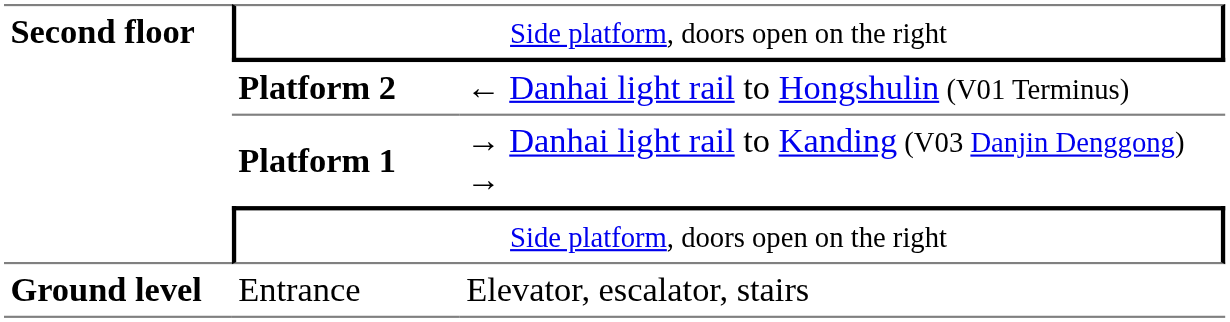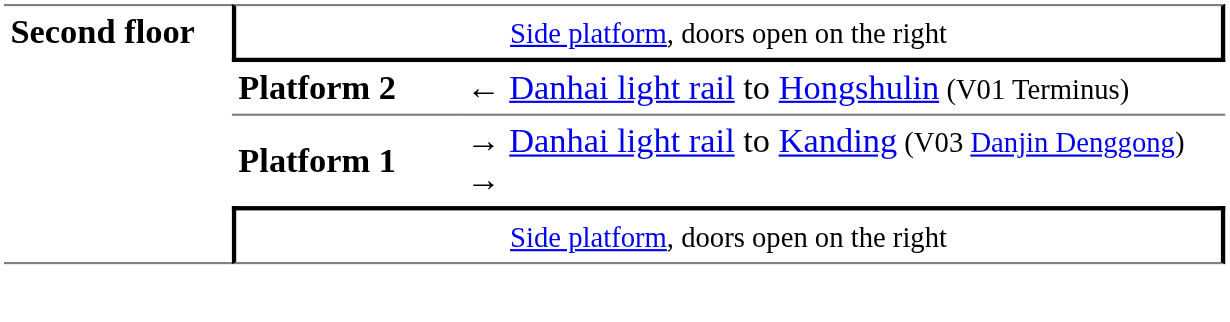- row: (299, 289)
